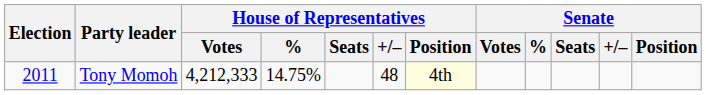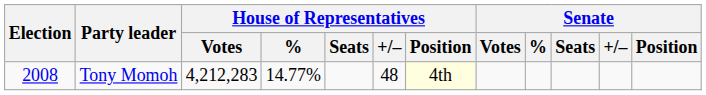(40, 75) 2011 -> (40, 75) 2008
(222, 75) 4,212,333 -> (222, 75) 4,212,283
(293, 75) 14.75% -> (293, 75) 14.77%
